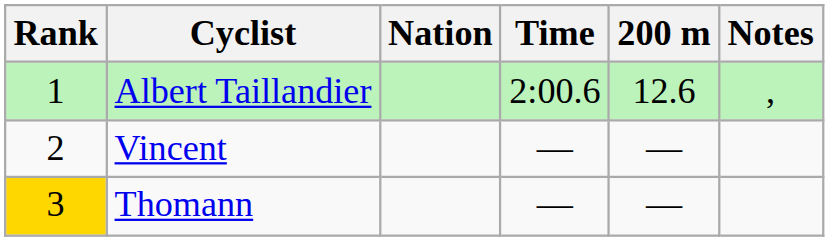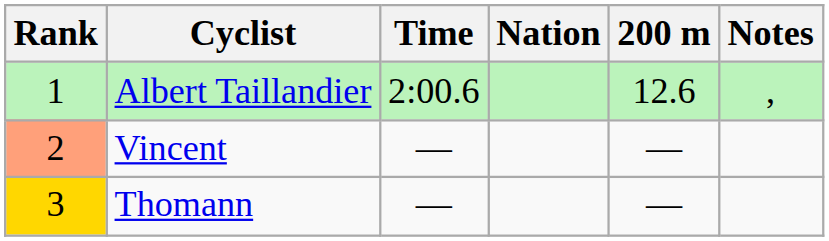columns swapped: (440, 33) <-> (555, 33)
(56, 147) no background -> (56, 147) lightsalmon background
